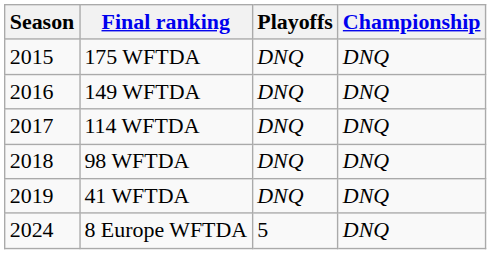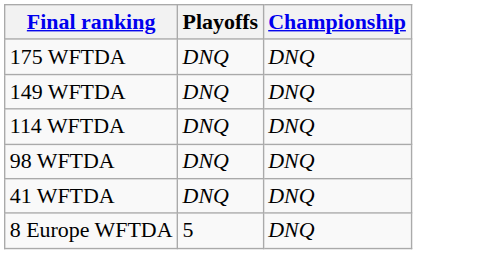- column: (42, 21)
